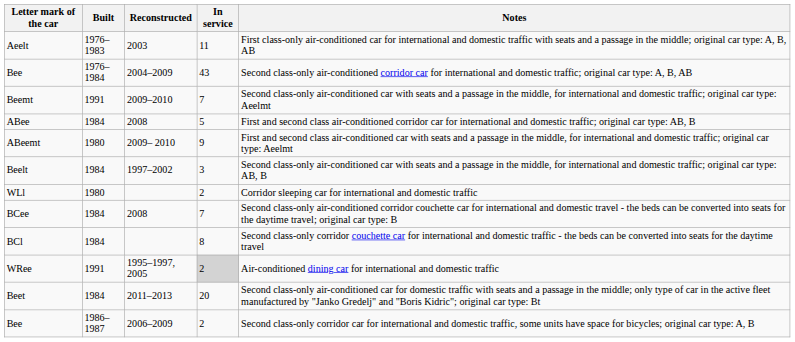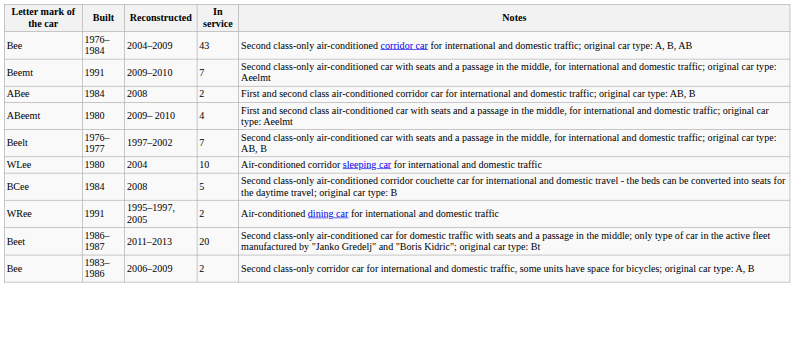- row: (18, 45)
(202, 121) 5 -> (202, 94) 2
(202, 143) 9 -> (202, 116) 4
(95, 170) 1984 -> (97, 143) 1976–1977
(202, 170) 3 -> (202, 143) 7
+ row: (19, 165)
- row: (16, 192)
(202, 214) 7 -> (202, 186) 5
- row: (15, 241)
(202, 268) lightgrey background -> (202, 214) no background
(95, 296) 1984 -> (97, 241) 1986–1987
(97, 323) 1986–1987 -> (97, 268) 1983–1986
